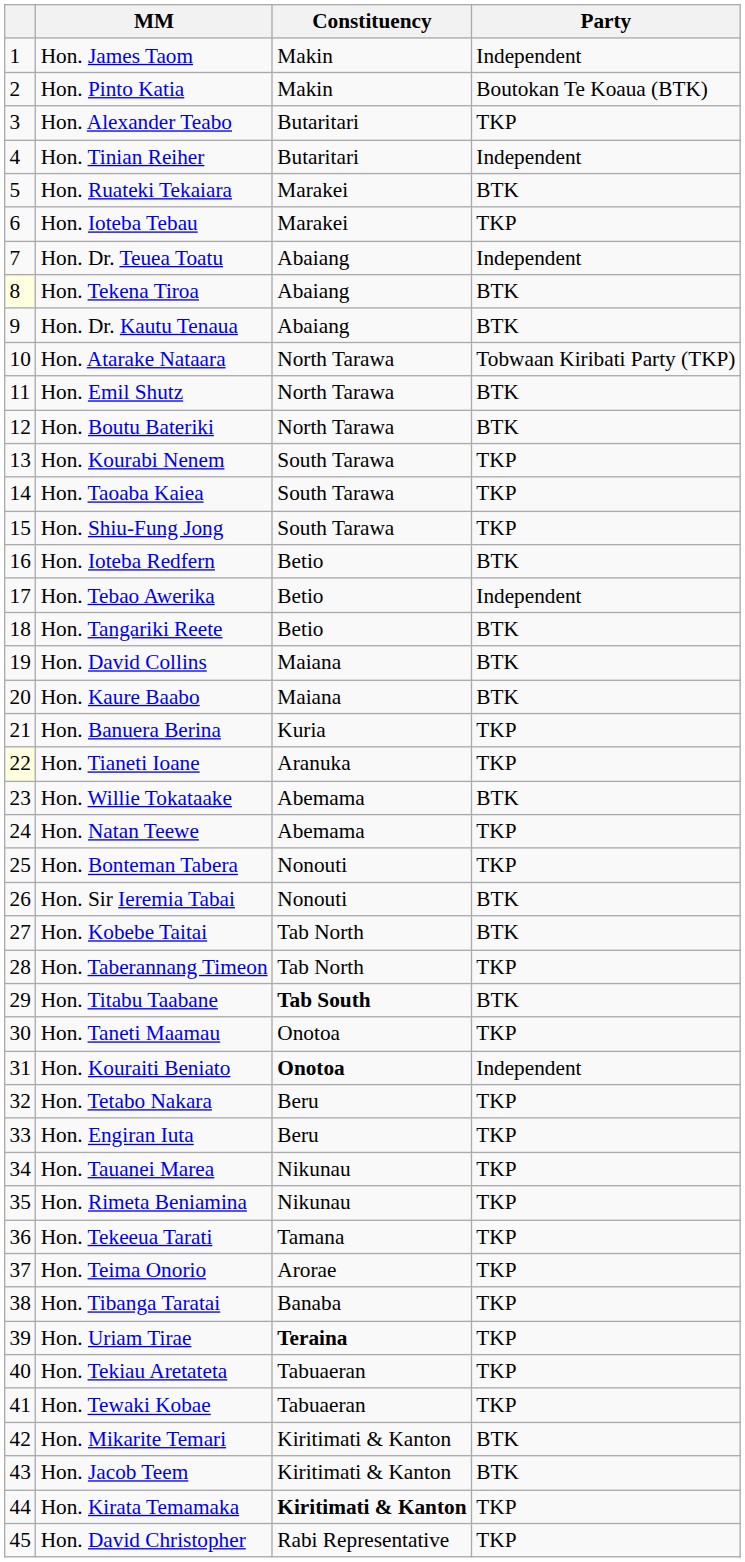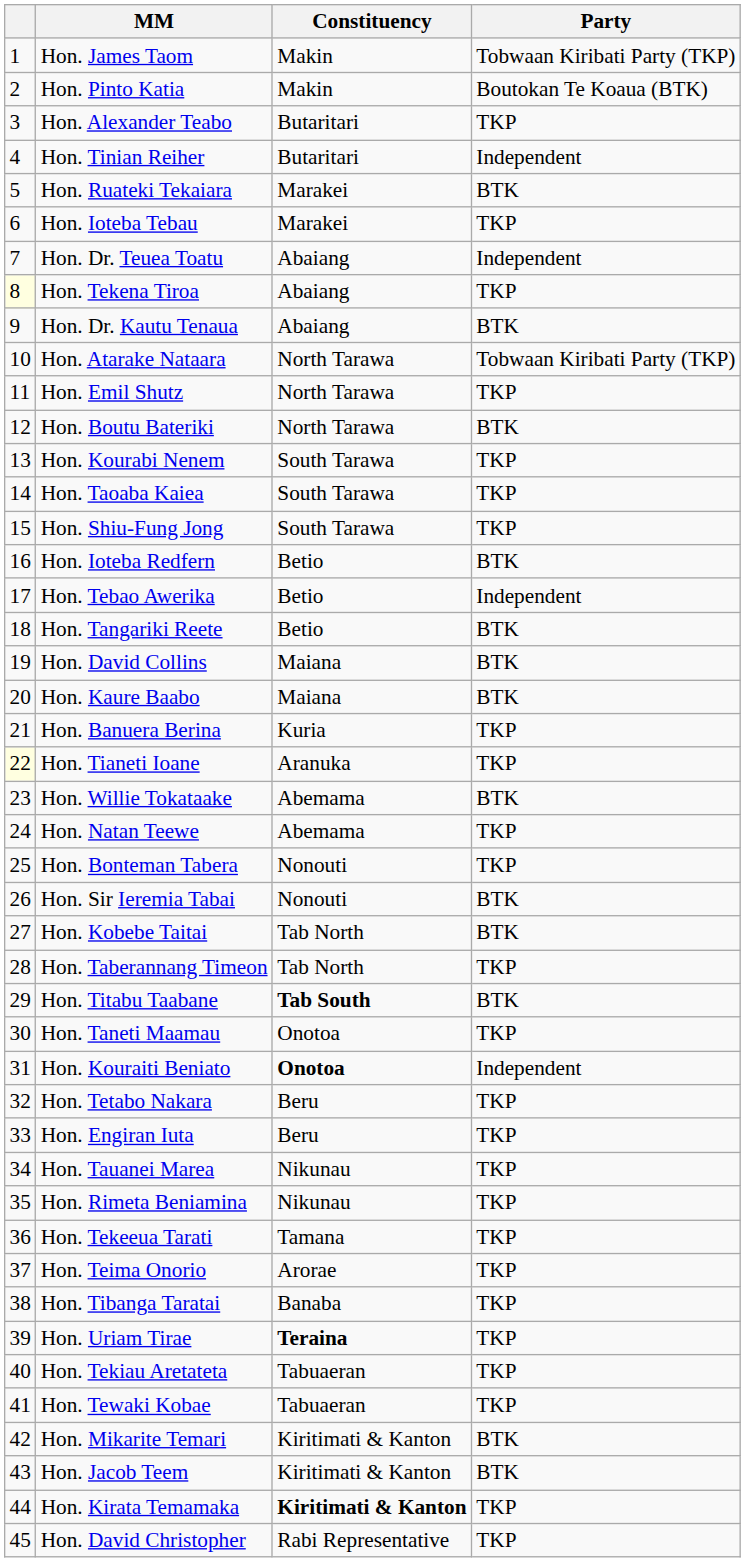(529, 55) Independent -> (606, 55) Tobwaan Kiribati Party (TKP)
(498, 291) BTK -> (496, 291) TKP
(498, 392) BTK -> (496, 392) TKP
